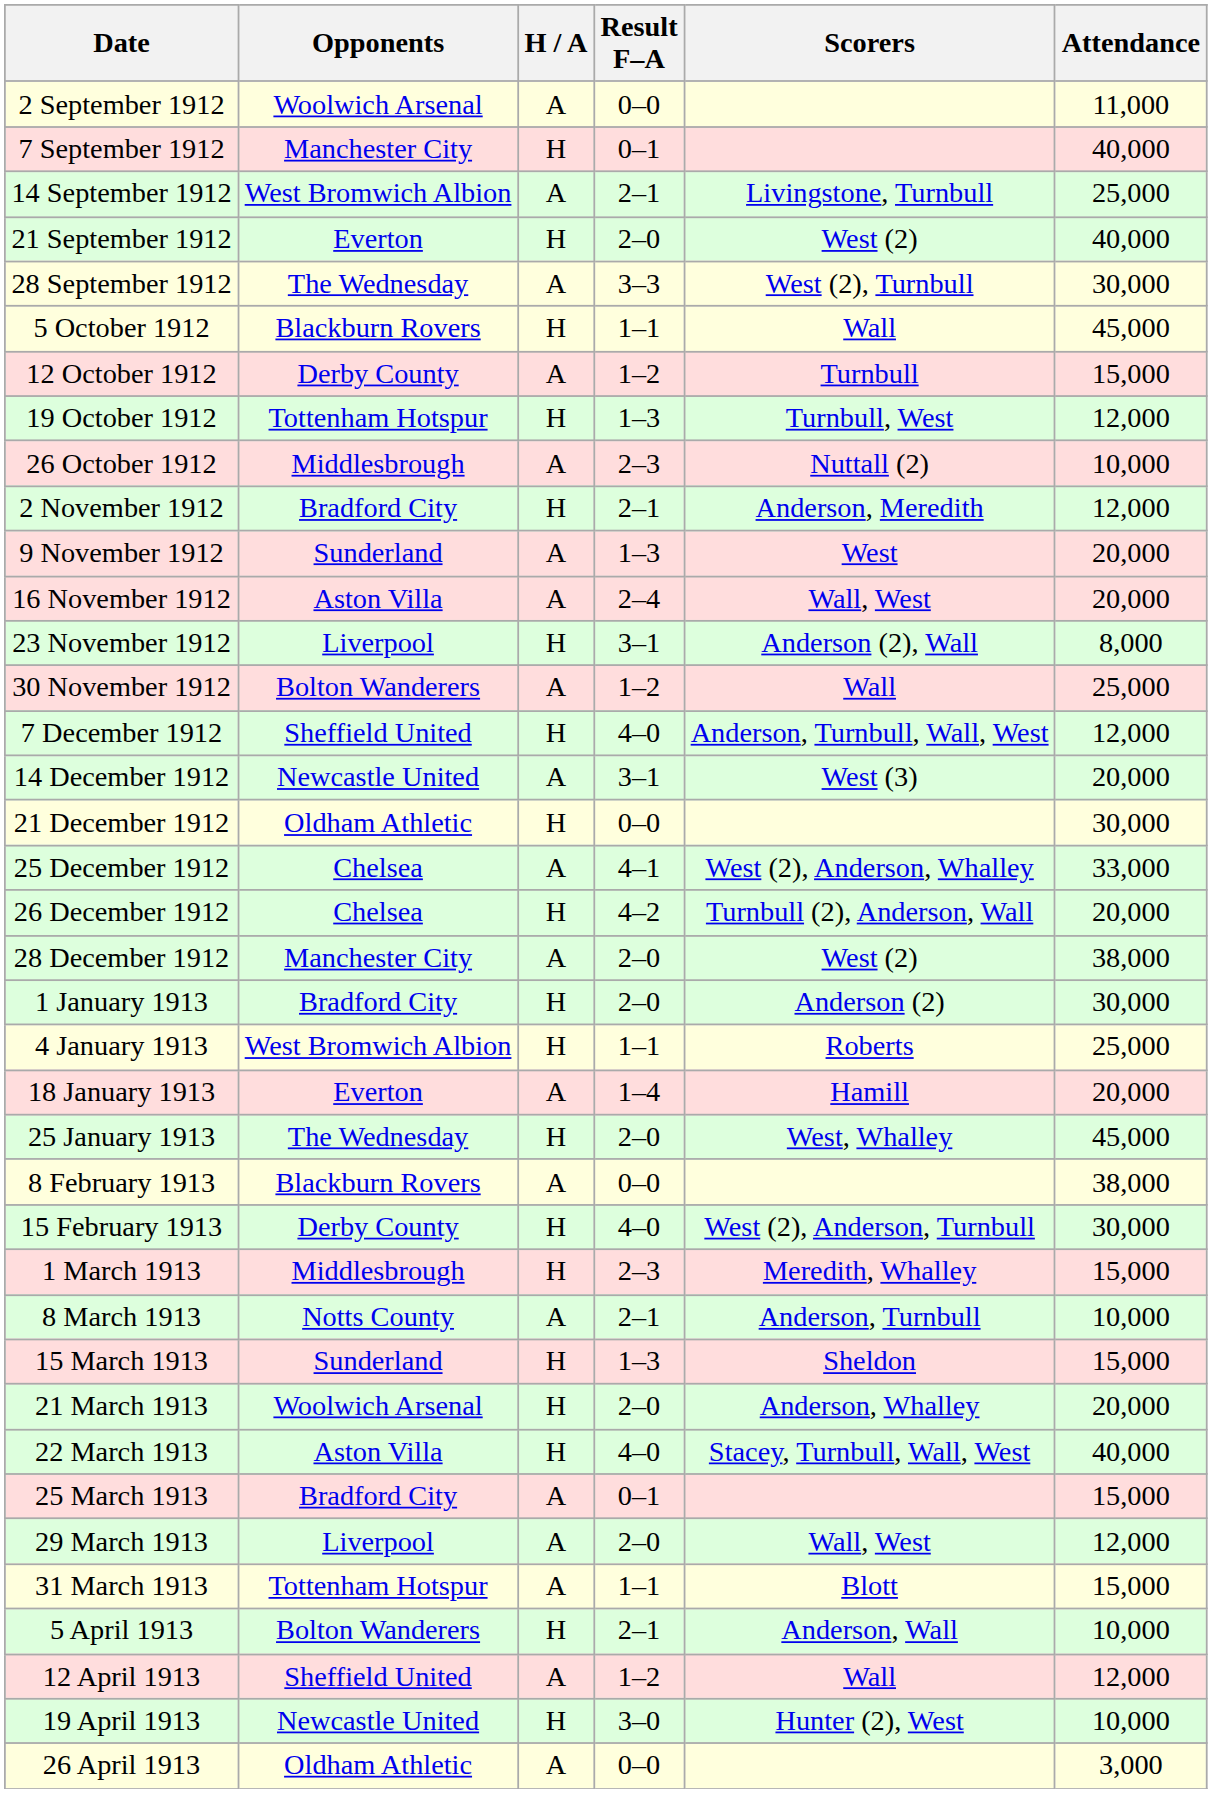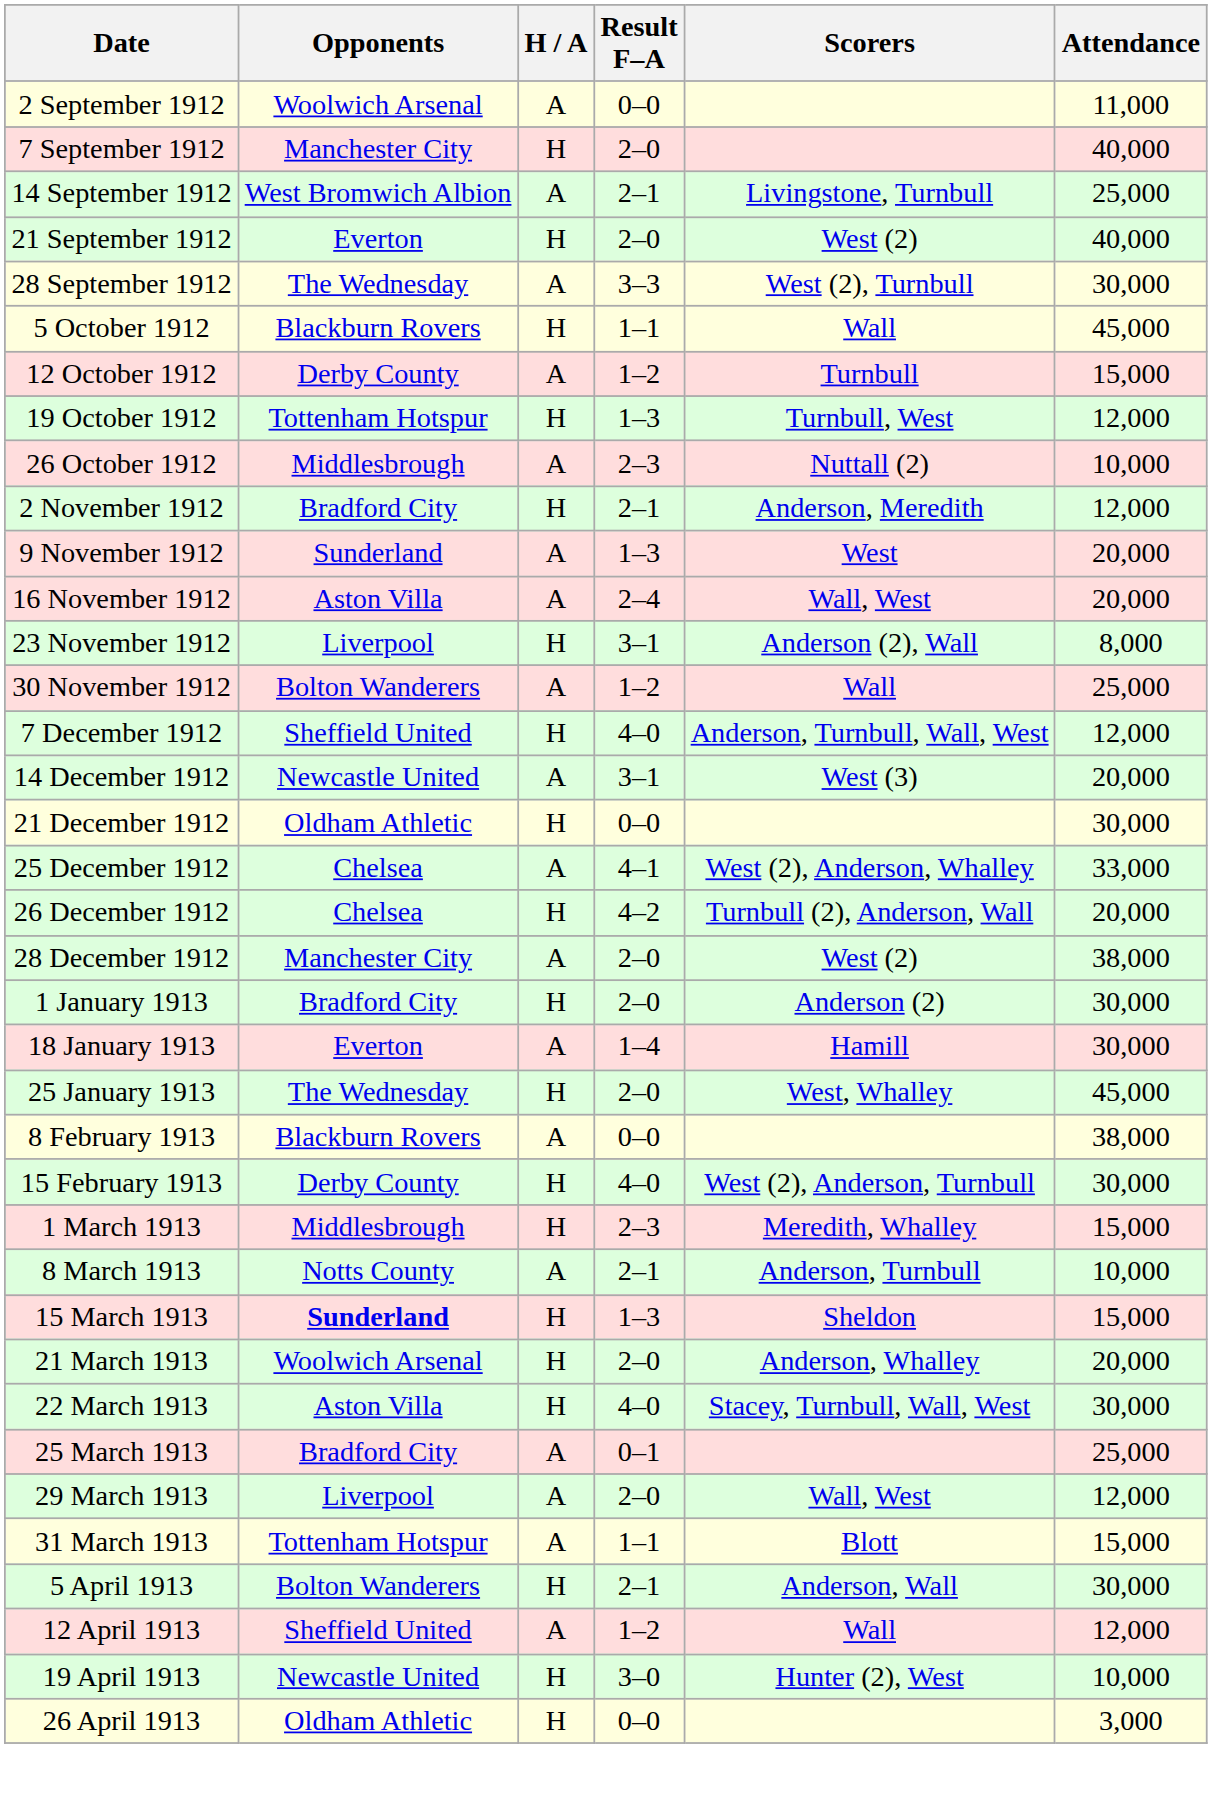(639, 148) 0–1 -> (639, 148) 2–0
- row: (122, 1046)
(1131, 1091) 20,000 -> (1131, 1046) 30,000
(378, 1361) normal -> (378, 1316) bold
(1131, 1451) 40,000 -> (1131, 1406) 30,000
(1131, 1496) 15,000 -> (1131, 1451) 25,000
(1131, 1630) 10,000 -> (1131, 1585) 30,000
(556, 1765) A -> (556, 1720) H
